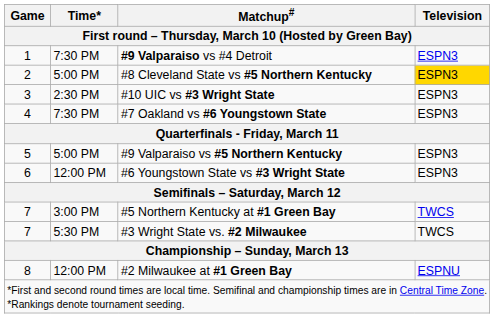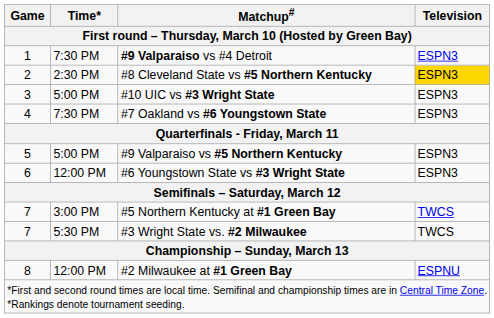(76, 75) 5:00 PM -> (76, 75) 2:30 PM
(76, 95) 2:30 PM -> (76, 95) 5:00 PM
